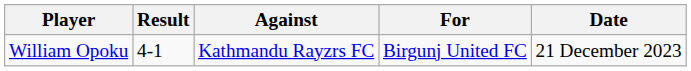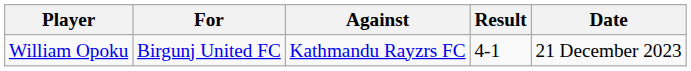columns swapped: (455, 19) <-> (163, 19)
